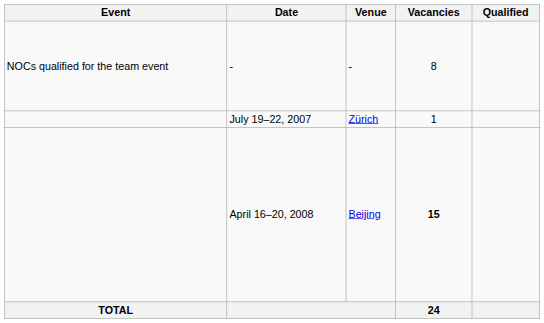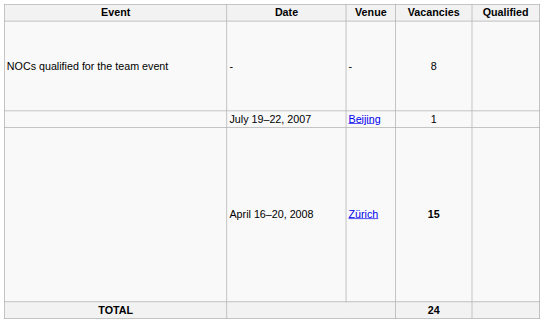(363, 119) Zürich -> (365, 119) Beijing
(365, 214) Beijing -> (363, 214) Zürich
